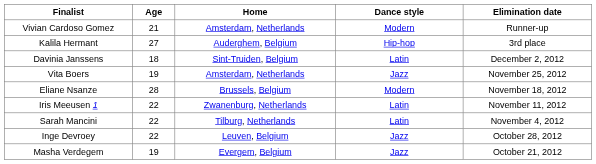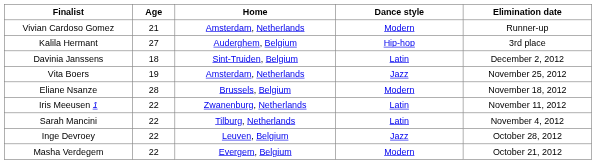(154, 152) 19 -> (154, 152) 22
(399, 152) Jazz -> (399, 152) Modern
